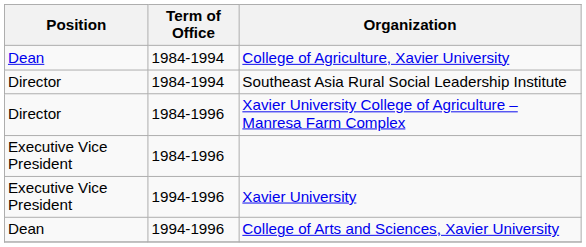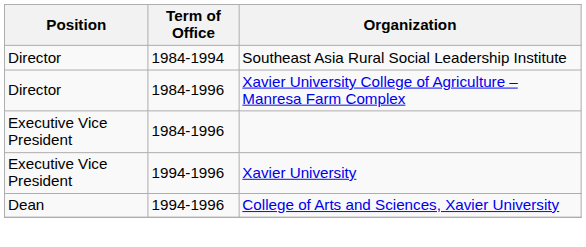- row: (26, 57)
